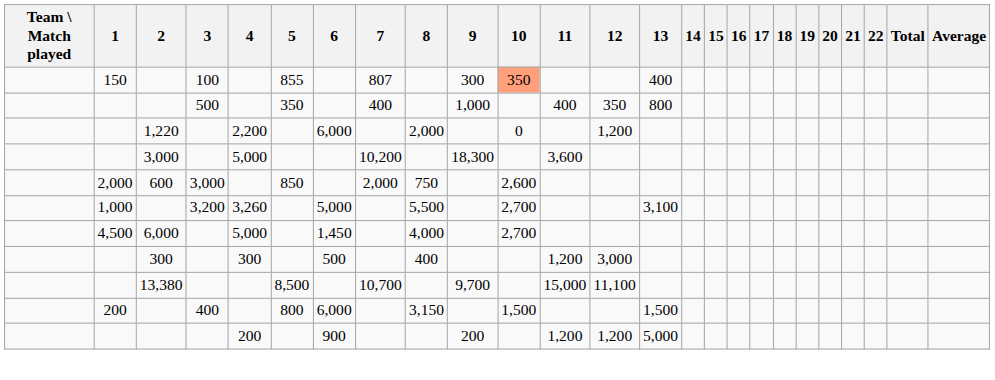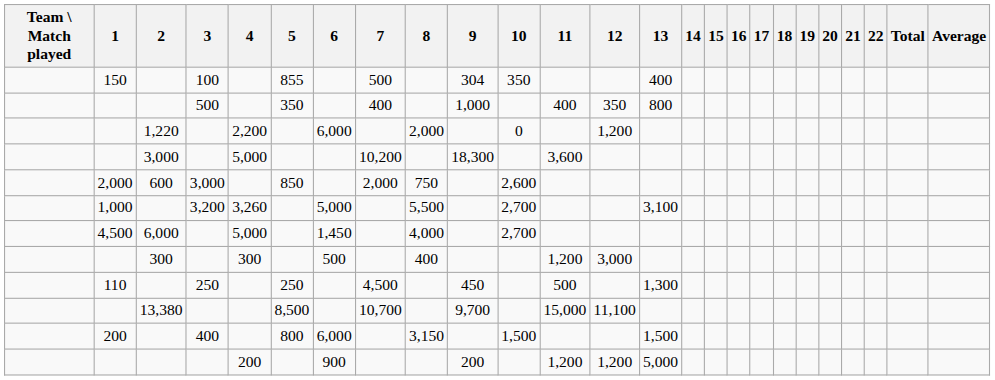(380, 80) 807 -> (380, 80) 500
(473, 80) 300 -> (473, 80) 304
(519, 80) lightsalmon background -> (519, 80) no background
+ row: (115, 285)
